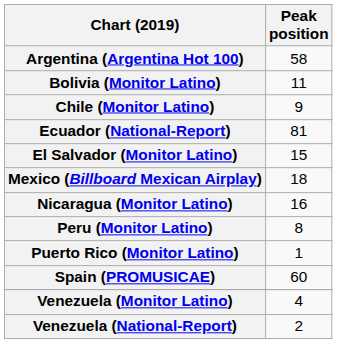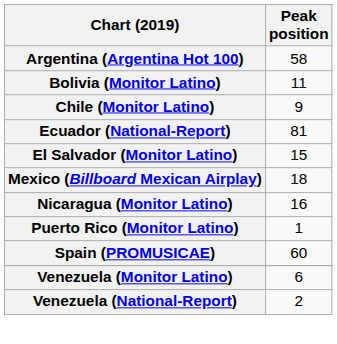- row: (135, 228)
(299, 301) 4 -> (299, 277) 6
